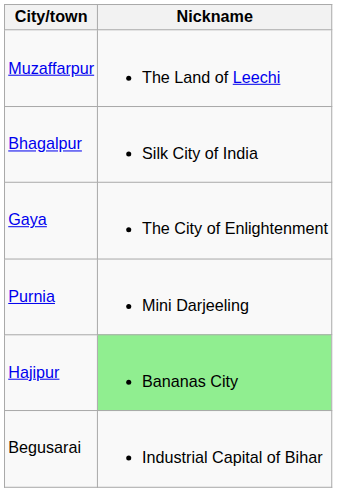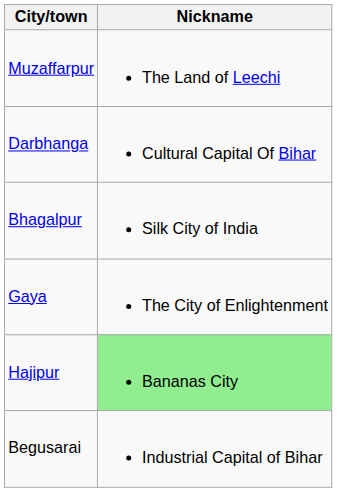+ row: (48, 144)
- row: (32, 296)
